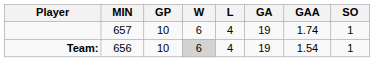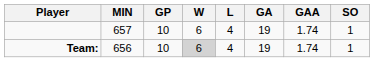(307, 48) 1.54 -> (307, 48) 1.74
